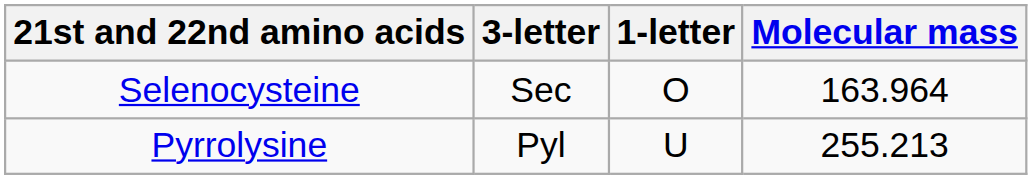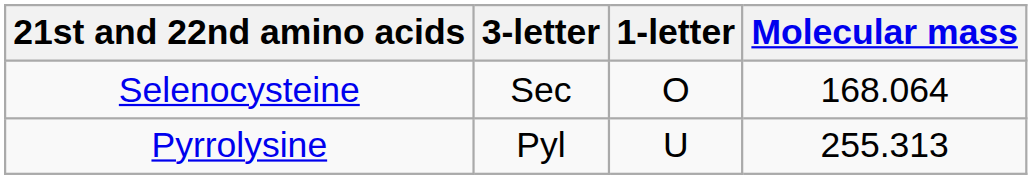(885, 88) 163.964 -> (885, 88) 168.064
(885, 145) 255.213 -> (885, 145) 255.313
